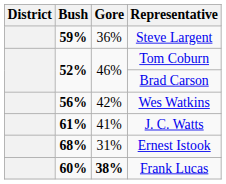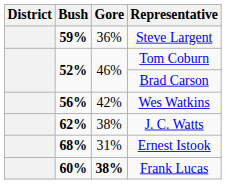(73, 124) 61% -> (73, 124) 62%
(109, 124) 41% -> (109, 124) 38%
